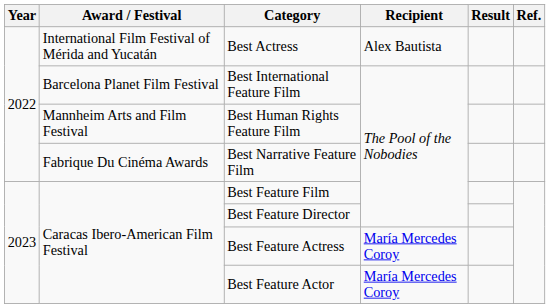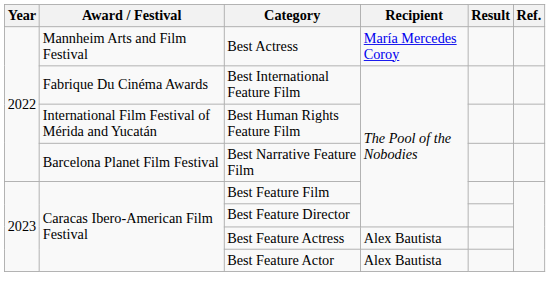(126, 46) International Film Festival of Mérida and Yucatán -> (115, 46) Mannheim Arts and Film Festival
(403, 46) Alex Bautista -> (410, 46) María Mercedes Coroy
(131, 84) Barcelona Planet Film Festival -> (125, 84) Fabrique Du Cinéma Awards
(115, 123) Mannheim Arts and Film Festival -> (126, 123) International Film Festival of Mérida and Yucatán
(125, 162) Fabrique Du Cinéma Awards -> (131, 162) Barcelona Planet Film Festival
(410, 245) María Mercedes Coroy -> (403, 237) Alex Bautista
(410, 284) María Mercedes Coroy -> (403, 260) Alex Bautista
